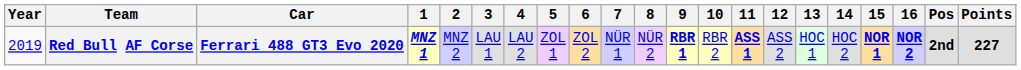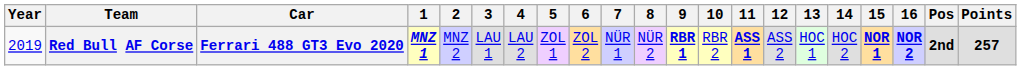(987, 46) 227 -> (987, 46) 257
